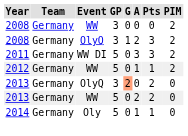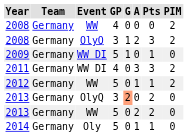(116, 26) 3 -> (116, 26) 4
+ row: (17, 55)
(116, 55) 5 -> (116, 69) 4
